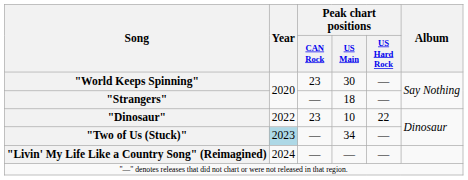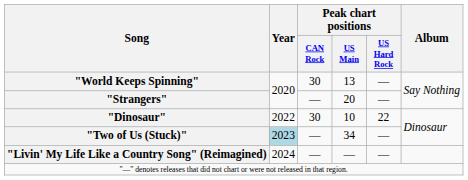(315, 81) 23 -> (315, 81) 30
(349, 81) 30 -> (349, 81) 13
(349, 99) 18 -> (349, 99) 20
(315, 117) 23 -> (315, 117) 30
